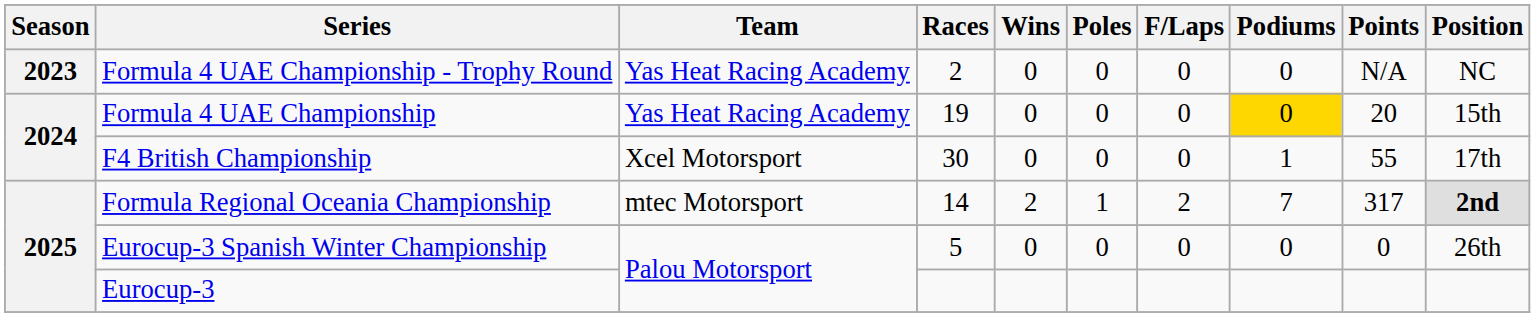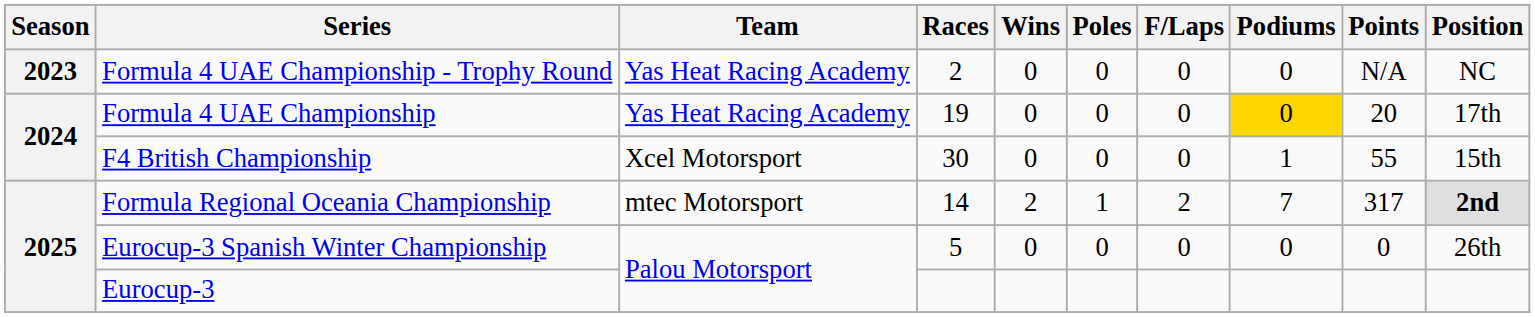(1478, 114) 15th -> (1478, 114) 17th
(1478, 158) 17th -> (1478, 158) 15th
